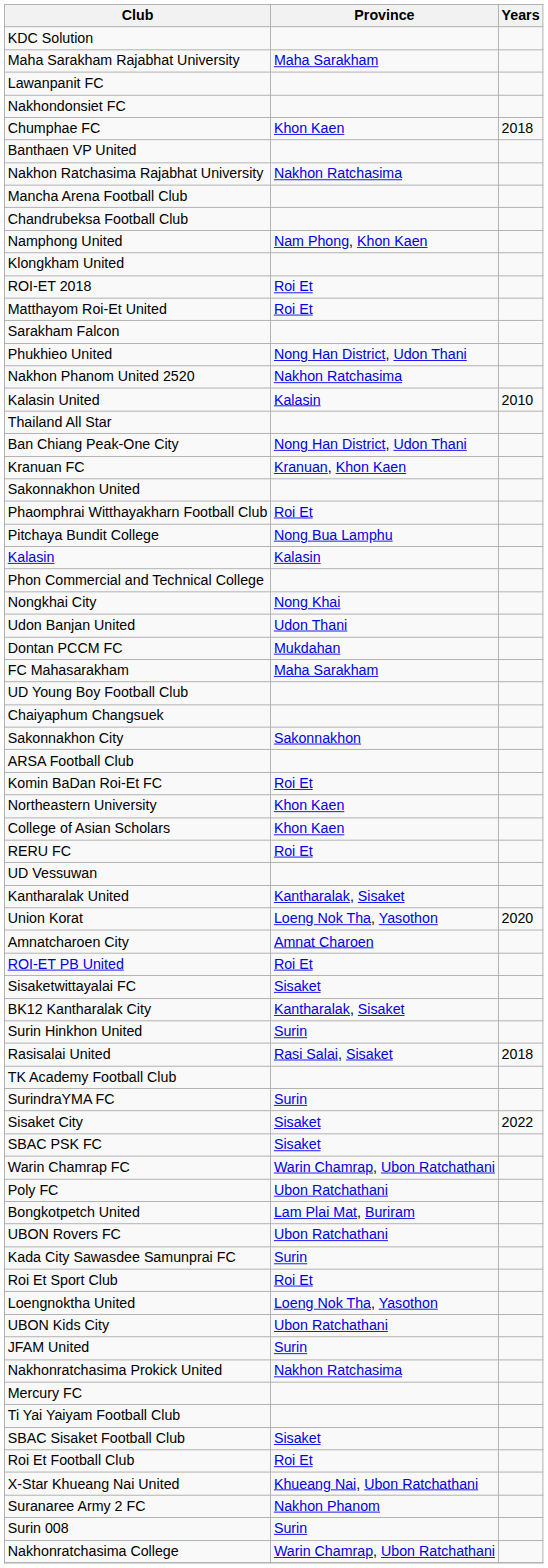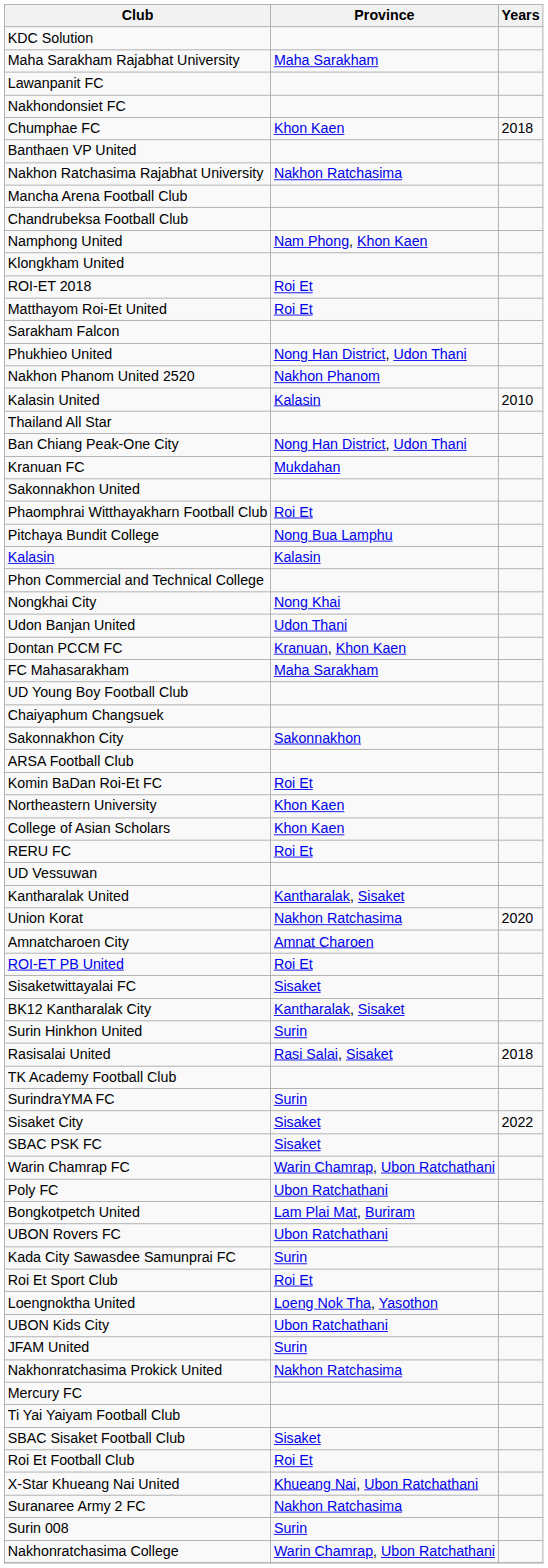(338, 377) Nakhon Ratchasima -> (327, 377) Nakhon Phanom
(340, 467) Kranuan, Khon Kaen -> (307, 467) Mukdahan
(307, 648) Mukdahan -> (340, 648) Kranuan, Khon Kaen
(356, 919) Loeng Nok Tha, Yasothon -> (338, 919) Nakhon Ratchasima
(327, 1506) Nakhon Phanom -> (338, 1506) Nakhon Ratchasima
